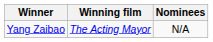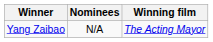columns swapped: (110, 12) <-> (180, 12)
